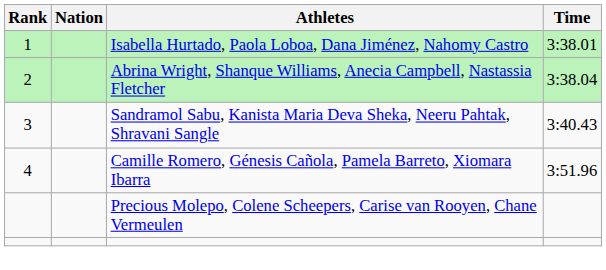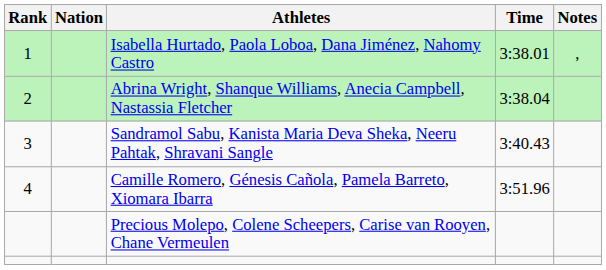+ column: (577, 17)
